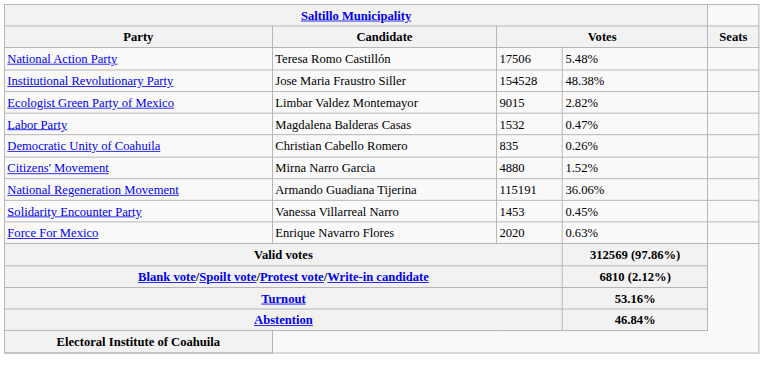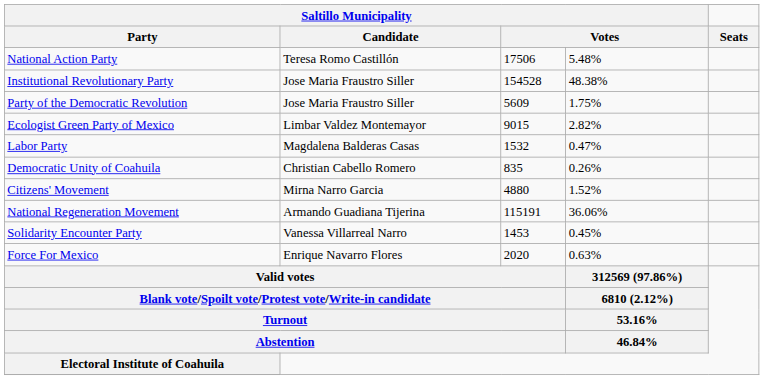+ row: (97, 102)
